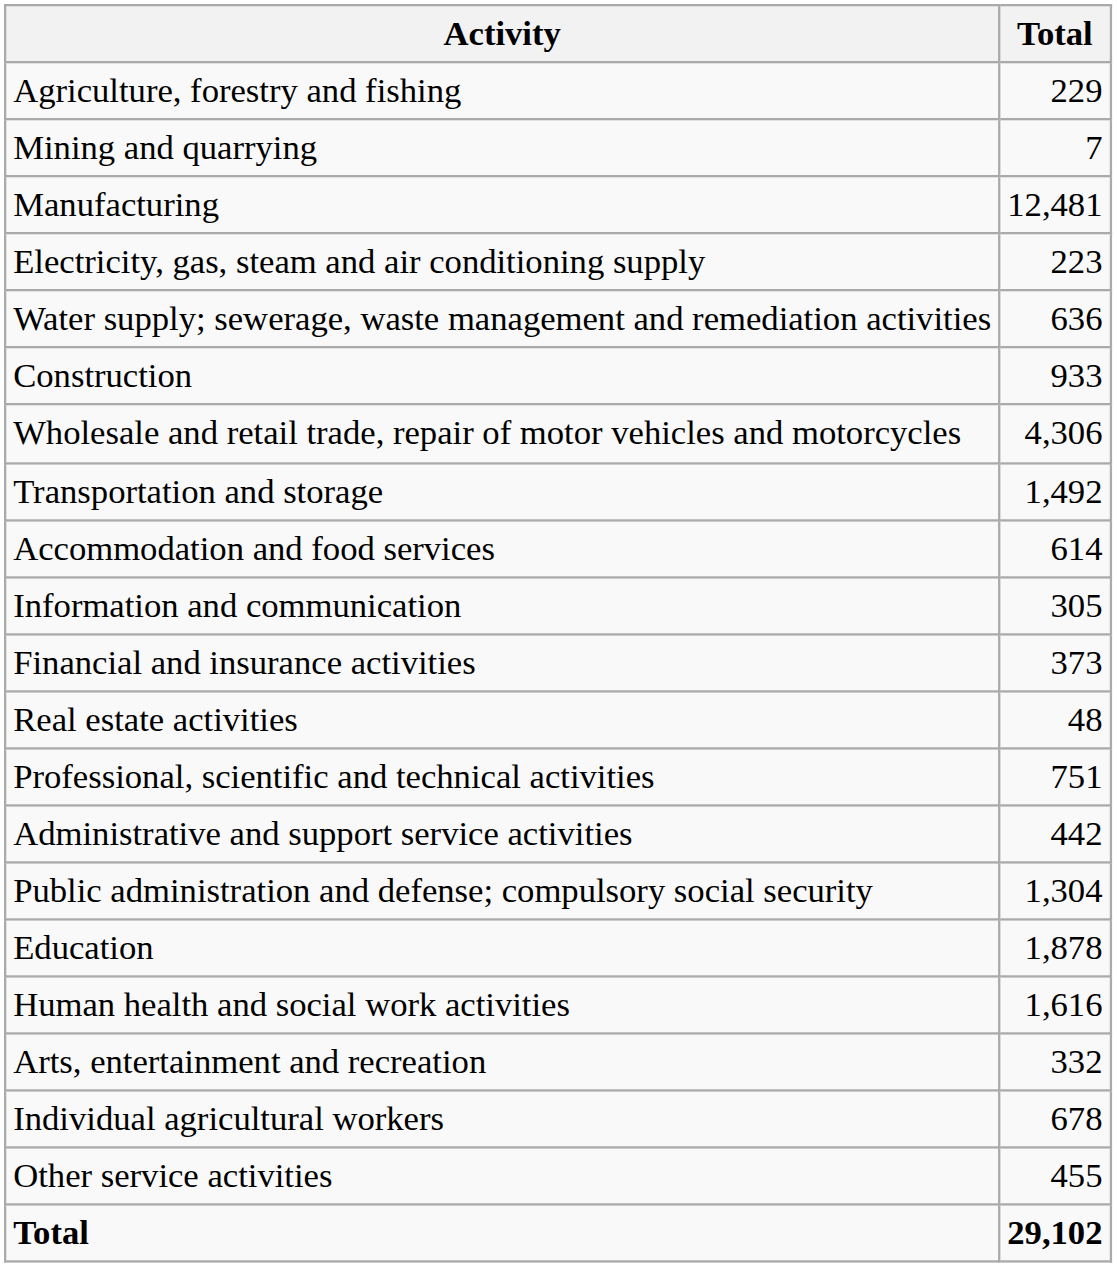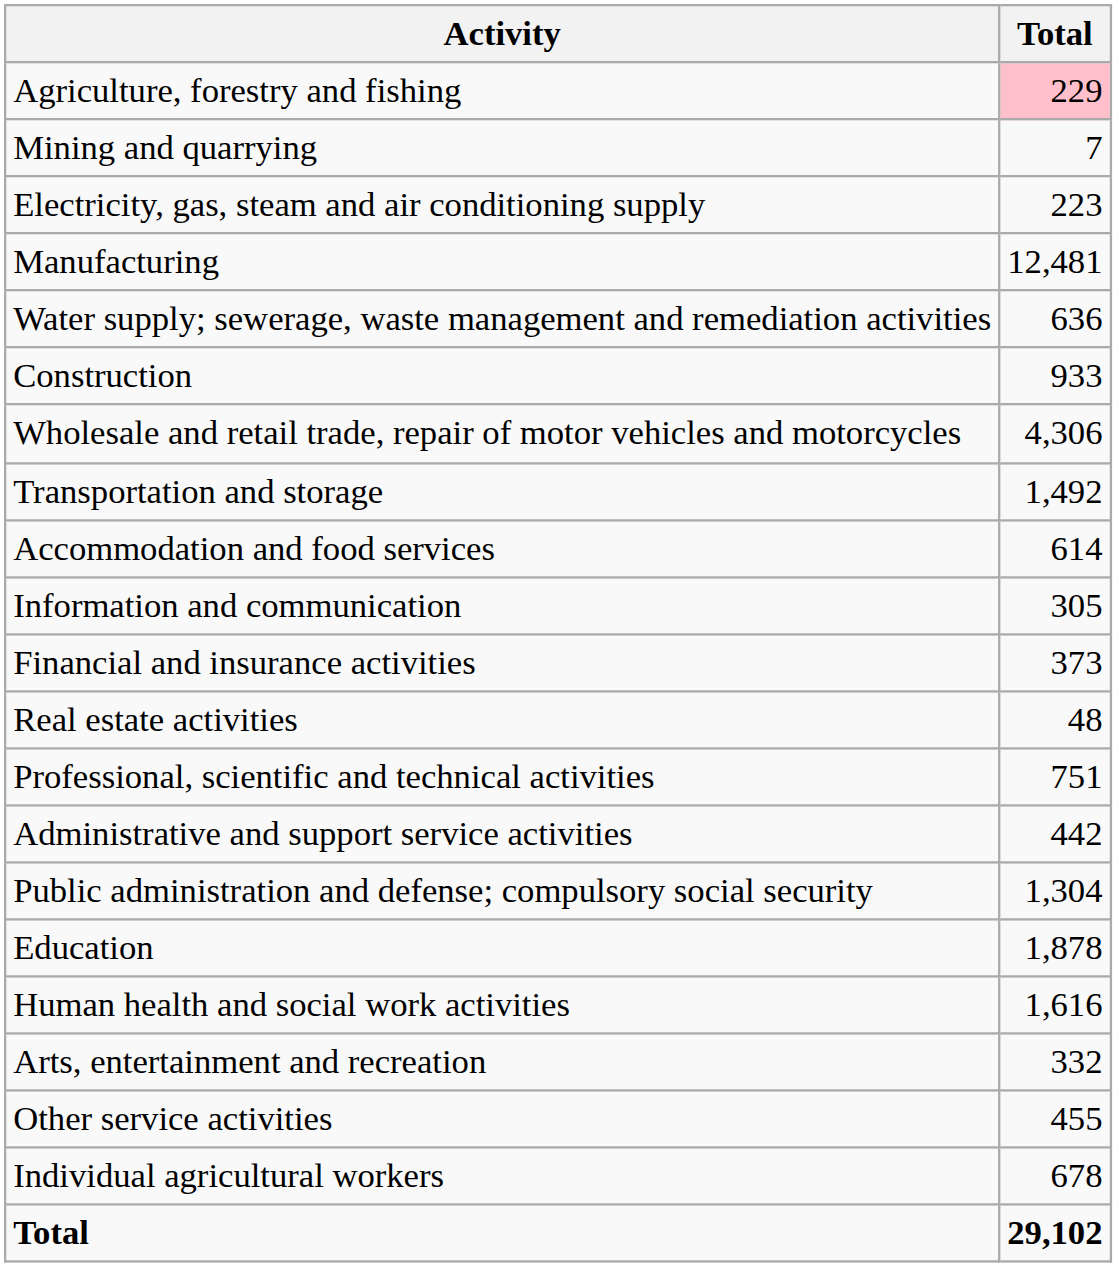(1077, 90) no background -> (1077, 90) pink background
rows swapped: (116, 204) <-> (359, 261)
rows swapped: (173, 1176) <-> (229, 1118)
